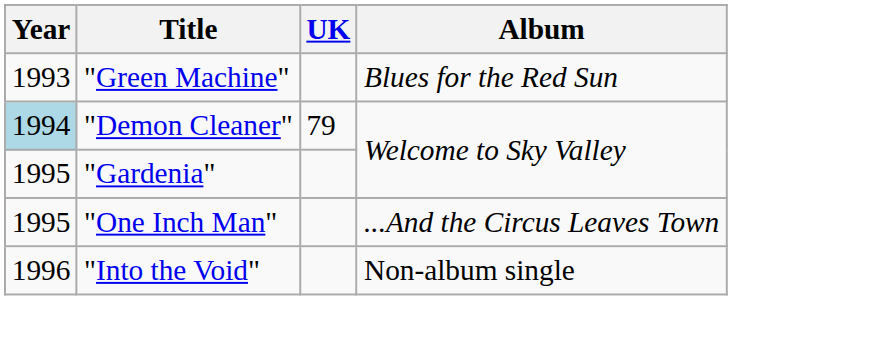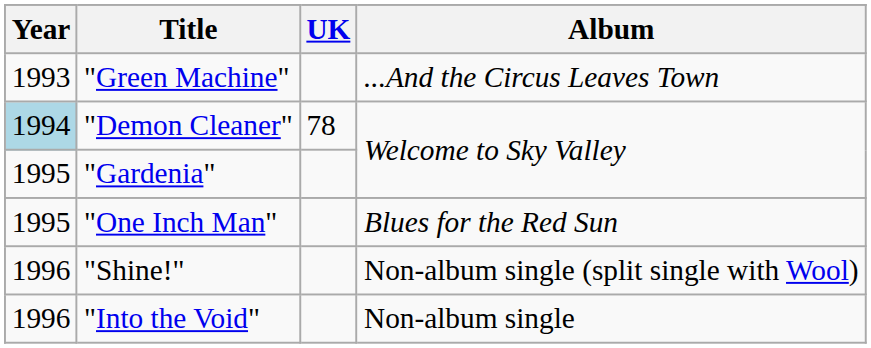(491, 77) Blues for the Red Sun -> (542, 77) ...And the Circus Leaves Town
(321, 125) 79 -> (321, 125) 78
(542, 222) ...And the Circus Leaves Town -> (491, 222) Blues for the Red Sun
+ row: (134, 270)
